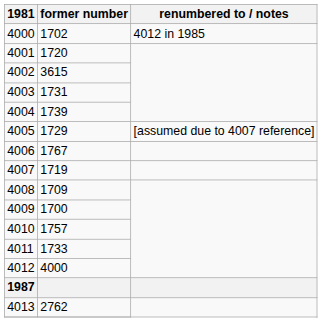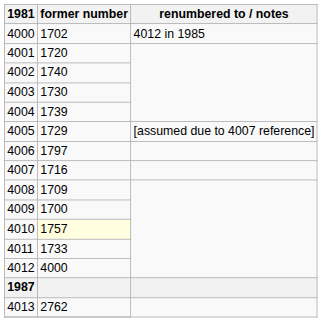(54, 72) 3615 -> (54, 72) 1740
(54, 92) 1731 -> (54, 92) 1730
(54, 151) 1767 -> (54, 151) 1797
(54, 170) 1719 -> (54, 170) 1716
(54, 229) no background -> (54, 229) lightyellow background
